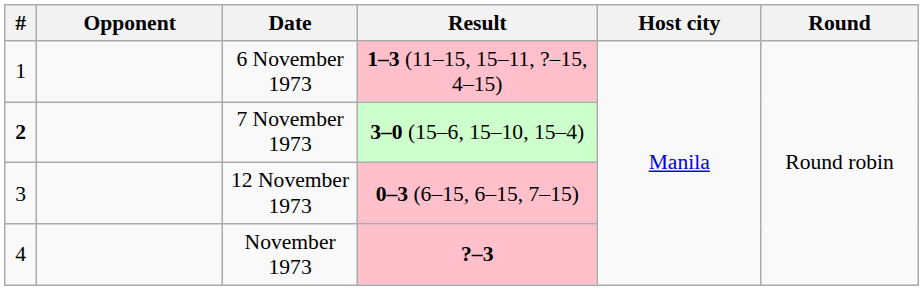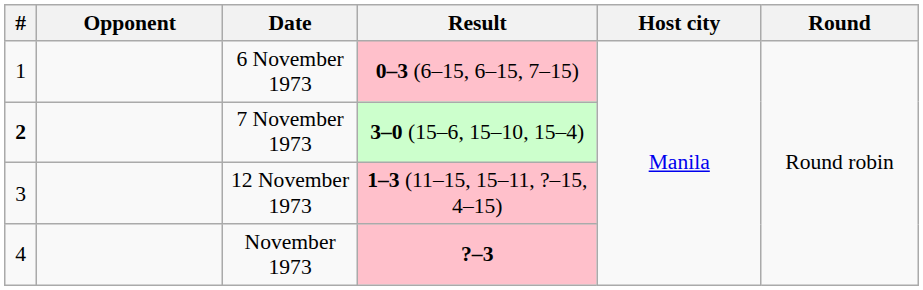(477, 71) 1–3 (11–15, 15–11, ?–15, 4–15) -> (477, 71) 0–3 (6–15, 6–15, 7–15)
(477, 193) 0–3 (6–15, 6–15, 7–15) -> (477, 193) 1–3 (11–15, 15–11, ?–15, 4–15)
